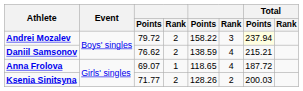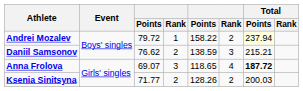(176, 39) 2 -> (176, 39) 1
(231, 39) 3 -> (231, 39) 2
(231, 52) 4 -> (231, 52) 3
(176, 66) 1 -> (176, 66) 3
(259, 66) normal -> (259, 66) bold
